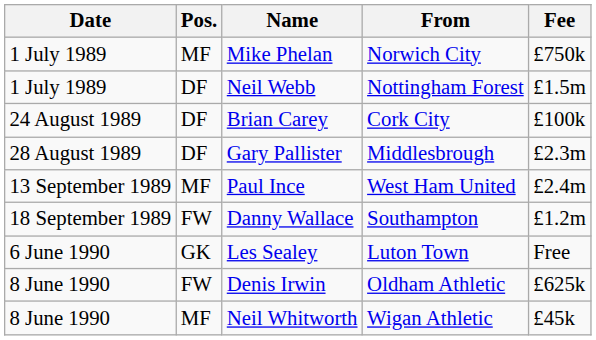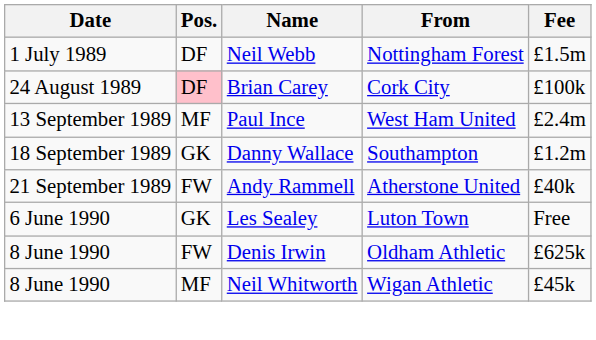- row: (280, 53)
(194, 119) no background -> (194, 86) pink background
- row: (284, 152)
(196, 218) FW -> (196, 152) GK
+ row: (291, 185)
